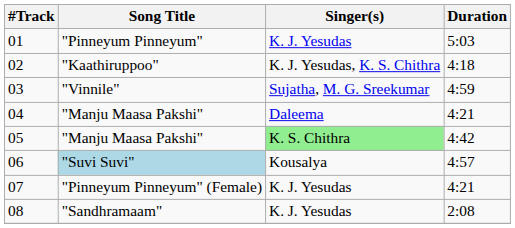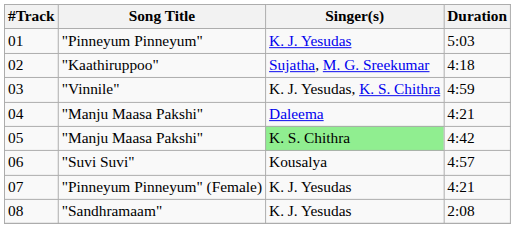(355, 65) K. J. Yesudas, K. S. Chithra -> (349, 65) Sujatha, M. G. Sreekumar
(349, 89) Sujatha, M. G. Sreekumar -> (355, 89) K. J. Yesudas, K. S. Chithra
(98, 162) lightblue background -> (98, 162) no background
